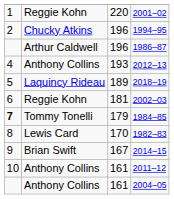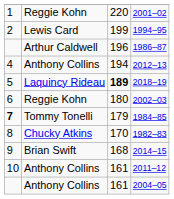(58, 30) Chucky Atkins -> (51, 30) Lewis Card
(119, 30) 196 -> (119, 30) 199
(119, 64) 193 -> (119, 64) 194
(119, 82) normal -> (119, 82) bold
(119, 99) 181 -> (119, 99) 180
(51, 133) Lewis Card -> (58, 133) Chucky Atkins
(119, 151) 167 -> (119, 151) 168
